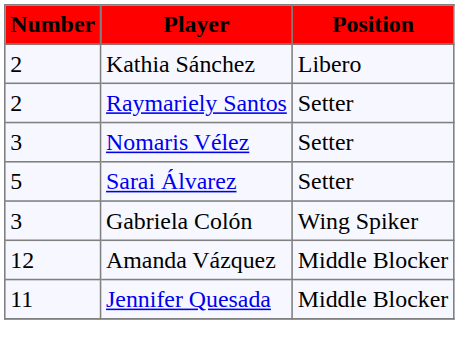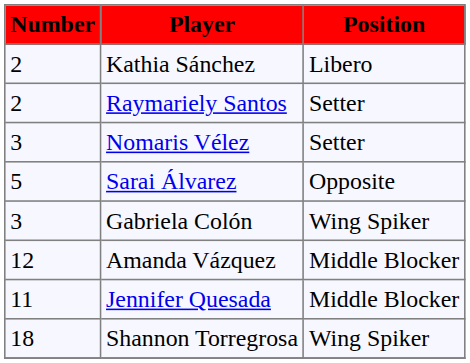(326, 181) Setter -> (352, 181) Opposite
+ row: (202, 338)
